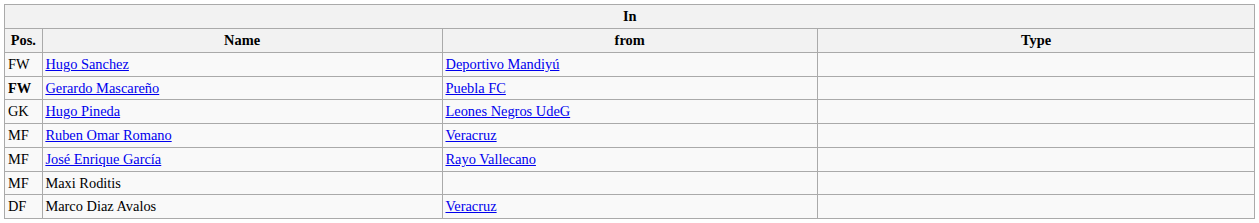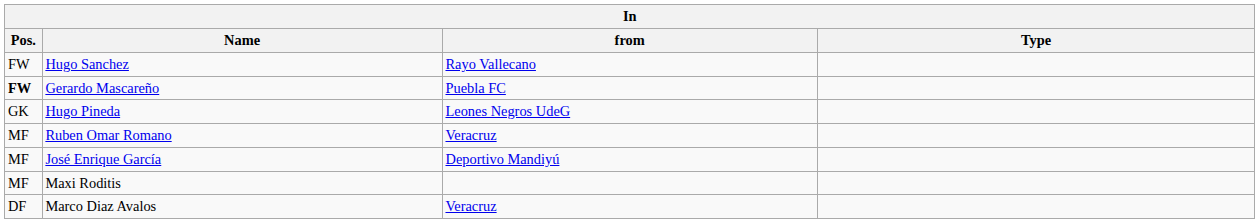(502, 64) Deportivo Mandiyú -> (491, 64) Rayo Vallecano
(491, 159) Rayo Vallecano -> (502, 159) Deportivo Mandiyú
